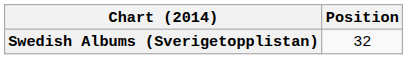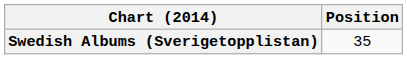(362, 42) 32 -> (362, 42) 35
